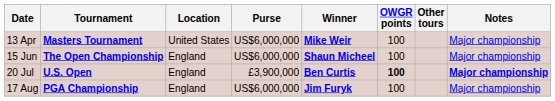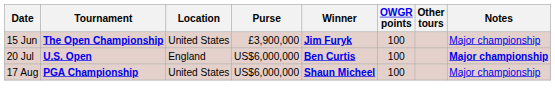- row: (21, 40)
(187, 56) England -> (199, 40) United States
(267, 56) US$6,000,000 -> (274, 40) £3,900,000
(340, 56) Shaun Micheel -> (328, 40) Jim Furyk
(274, 72) £3,900,000 -> (267, 56) US$6,000,000
(396, 72) bold -> (396, 56) normal
(187, 88) England -> (199, 72) United States
(328, 88) Jim Furyk -> (340, 72) Shaun Micheel
